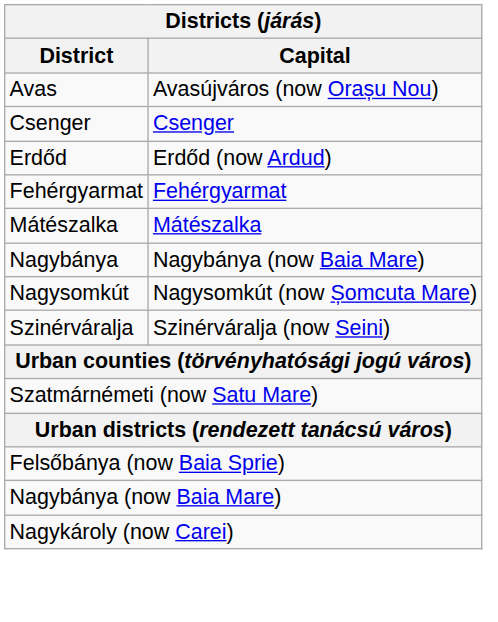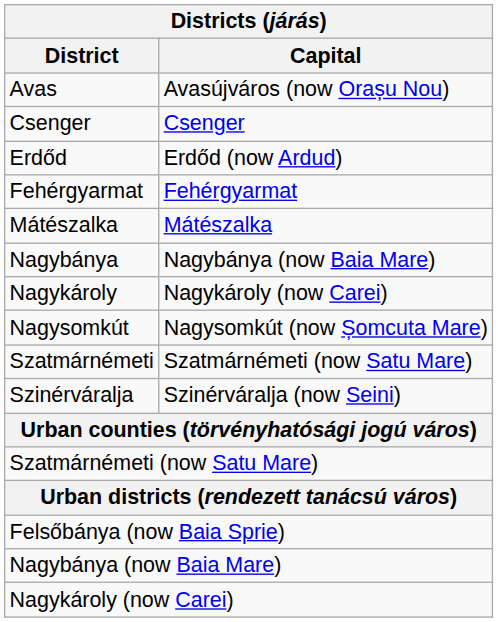+ row: (63, 293)
+ row: (82, 361)
